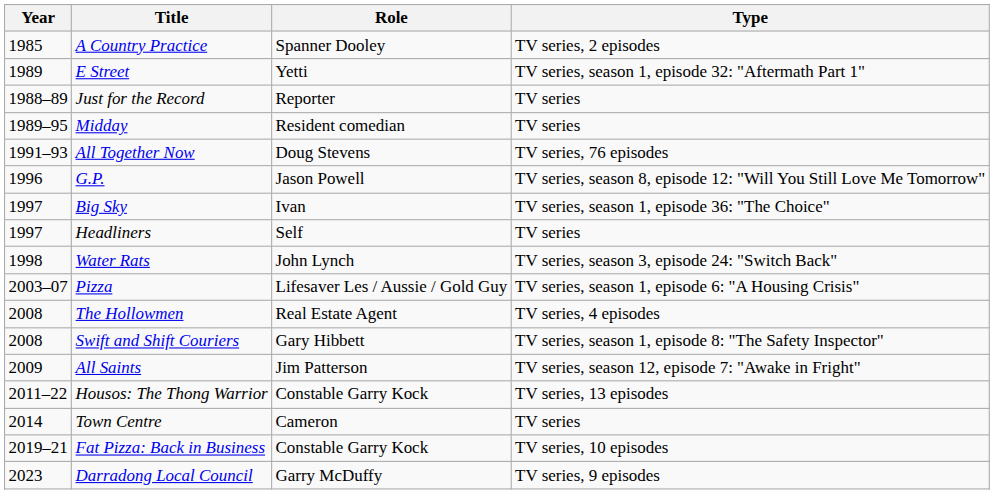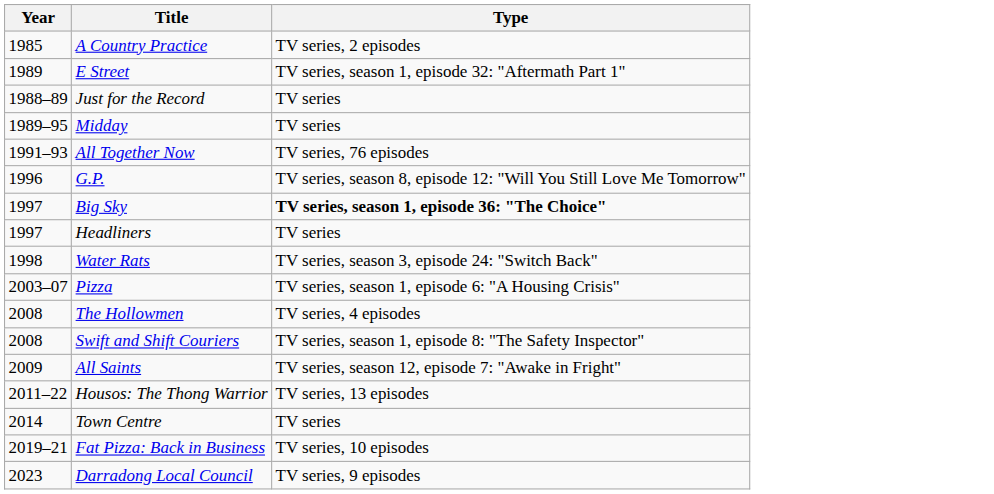- column: (391, 17)
(672, 206) normal -> (441, 206) bold
